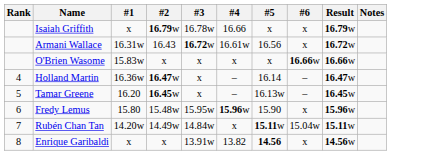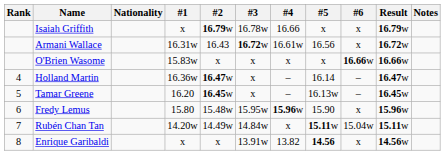+ column: (138, 12)
